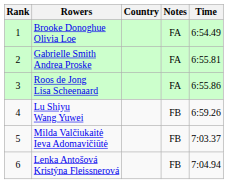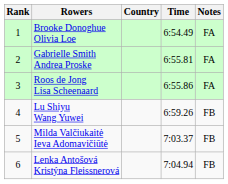columns swapped: (206, 12) <-> (175, 12)
